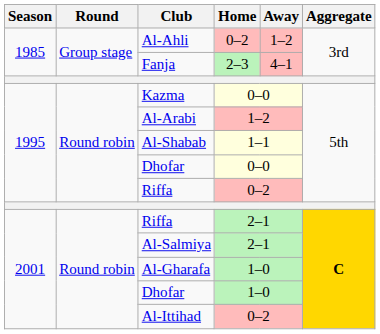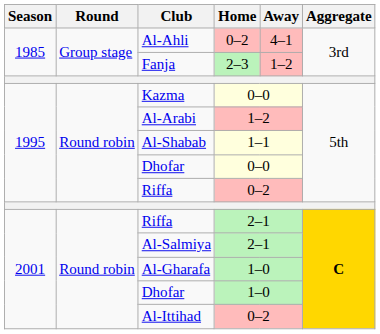(281, 40) 1–2 -> (281, 40) 4–1
(281, 64) 4–1 -> (281, 64) 1–2
